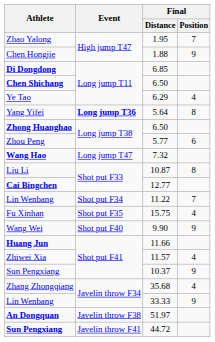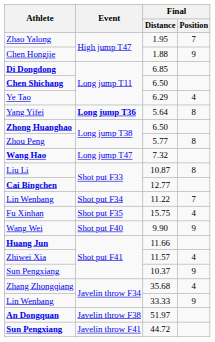(194, 141) 6 -> (194, 141) 8
